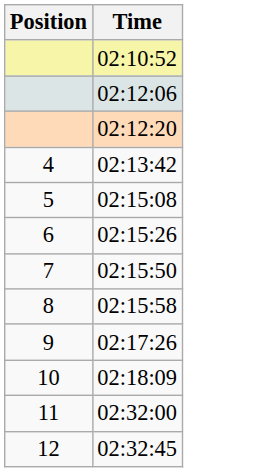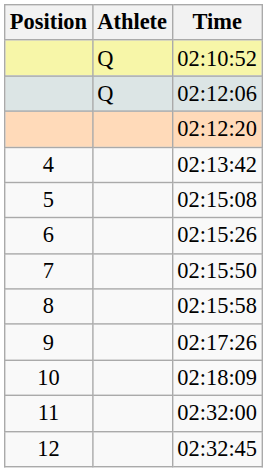+ column: (132, 22)
